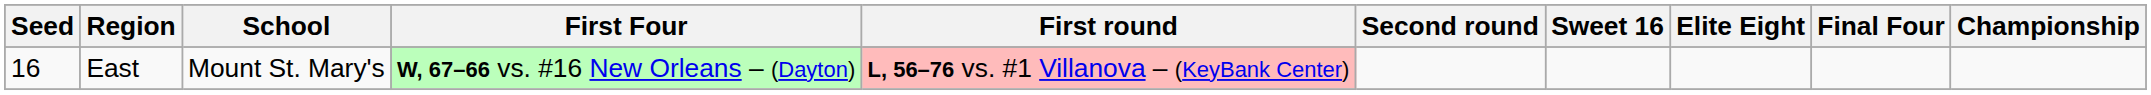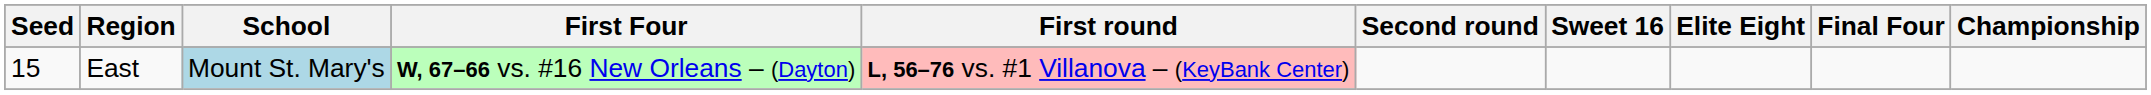(26, 68) 16 -> (26, 68) 15
(286, 68) no background -> (286, 68) lightblue background
